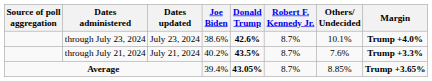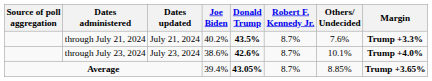rows swapped: (105, 39) <-> (105, 54)
